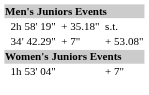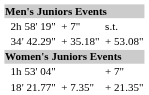(80, 26) + 35.18" -> (71, 26) + 7"
(71, 41) + 7" -> (80, 41) + 35.18"
+ row: (33, 87)
